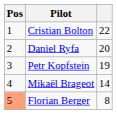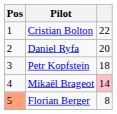(104, 66) 19 -> (104, 66) 18
(104, 83) no background -> (104, 83) pink background
